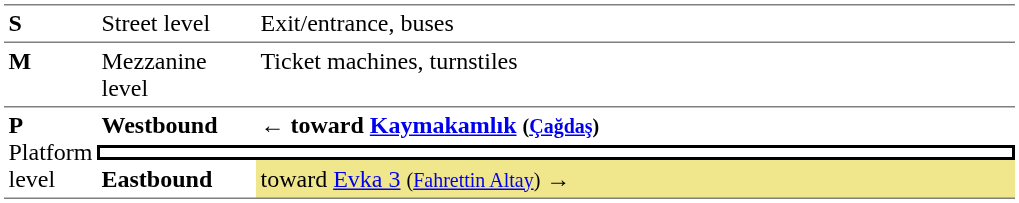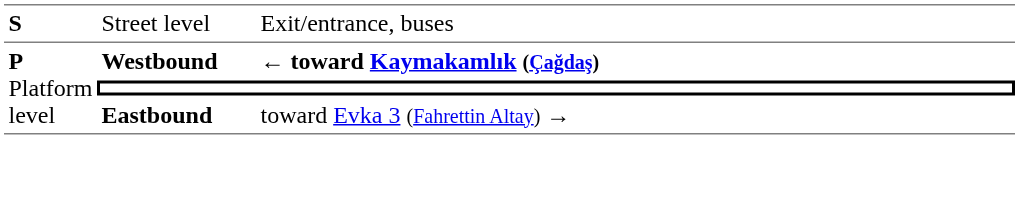- row: (154, 74)
(415, 178) khaki background -> (415, 114) no background
